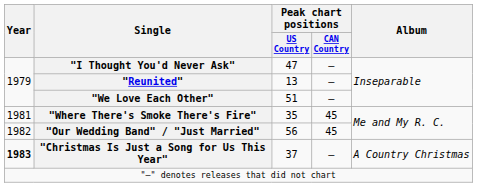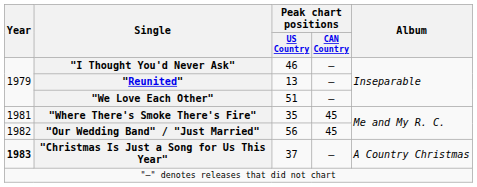(292, 65) 47 -> (292, 65) 46
